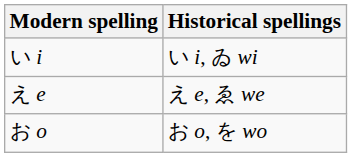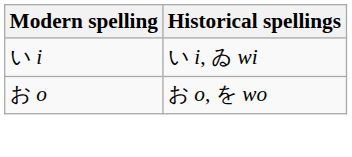- row: (28, 94)
